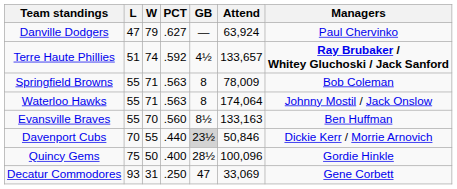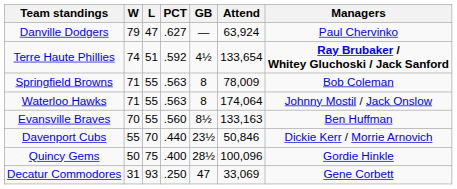columns swapped: (152, 13) <-> (133, 13)
(241, 57) 133,657 -> (241, 57) 133,654
(204, 138) lightgrey background -> (204, 138) no background
